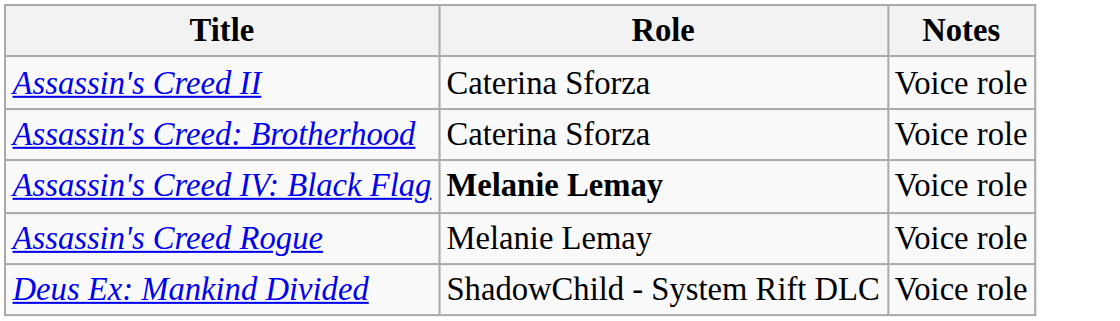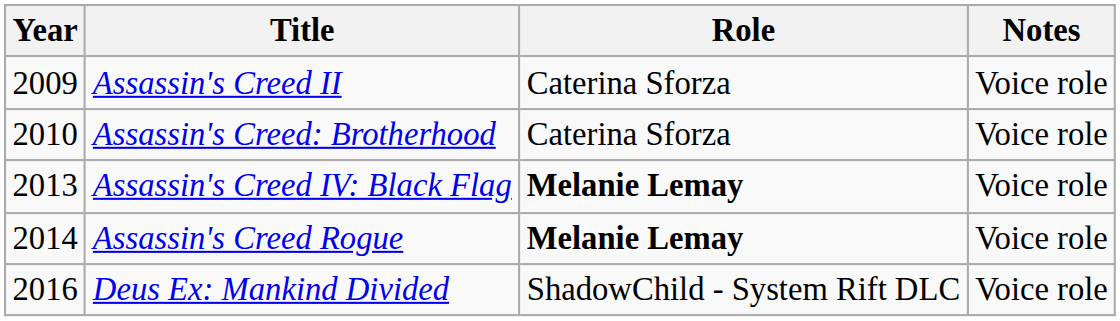+ column: (45, 30)
(549, 237) normal -> (635, 237) bold
